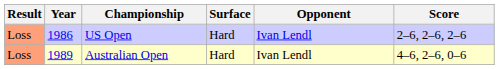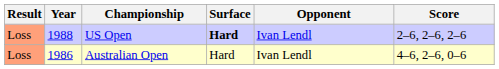(60, 34) 1986 -> (60, 34) 1988
(222, 34) normal -> (224, 34) bold
(60, 54) 1989 -> (60, 54) 1986
